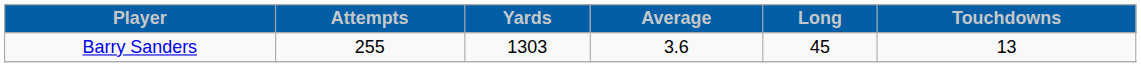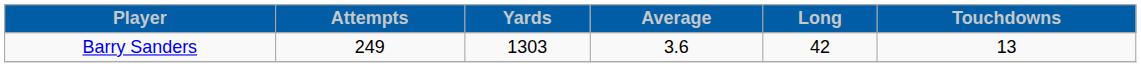(370, 47) 255 -> (370, 47) 249
(820, 47) 45 -> (820, 47) 42
